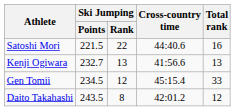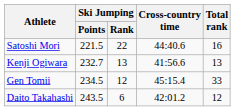(122, 97) 8 -> (122, 97) 6
